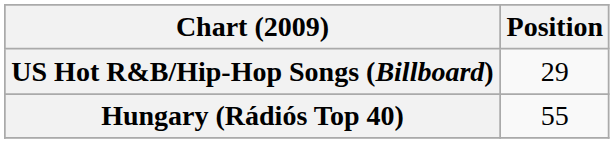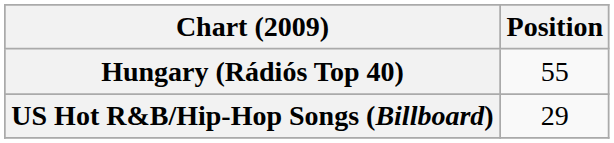rows swapped: (252, 115) <-> (252, 71)
